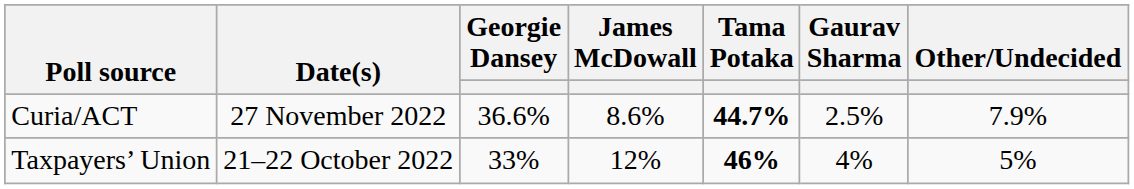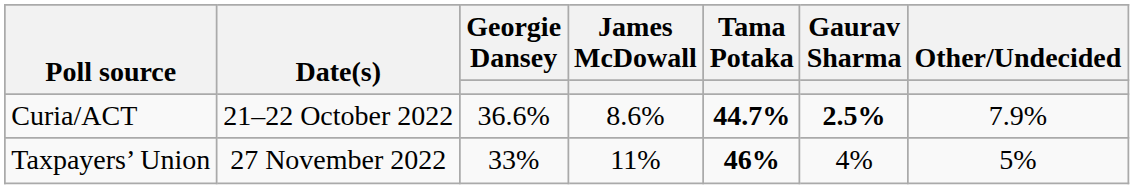(338, 115) 27 November 2022 -> (338, 115) 21–22 October 2022
(854, 115) normal -> (854, 115) bold
(338, 159) 21–22 October 2022 -> (338, 159) 27 November 2022
(635, 159) 12% -> (635, 159) 11%
